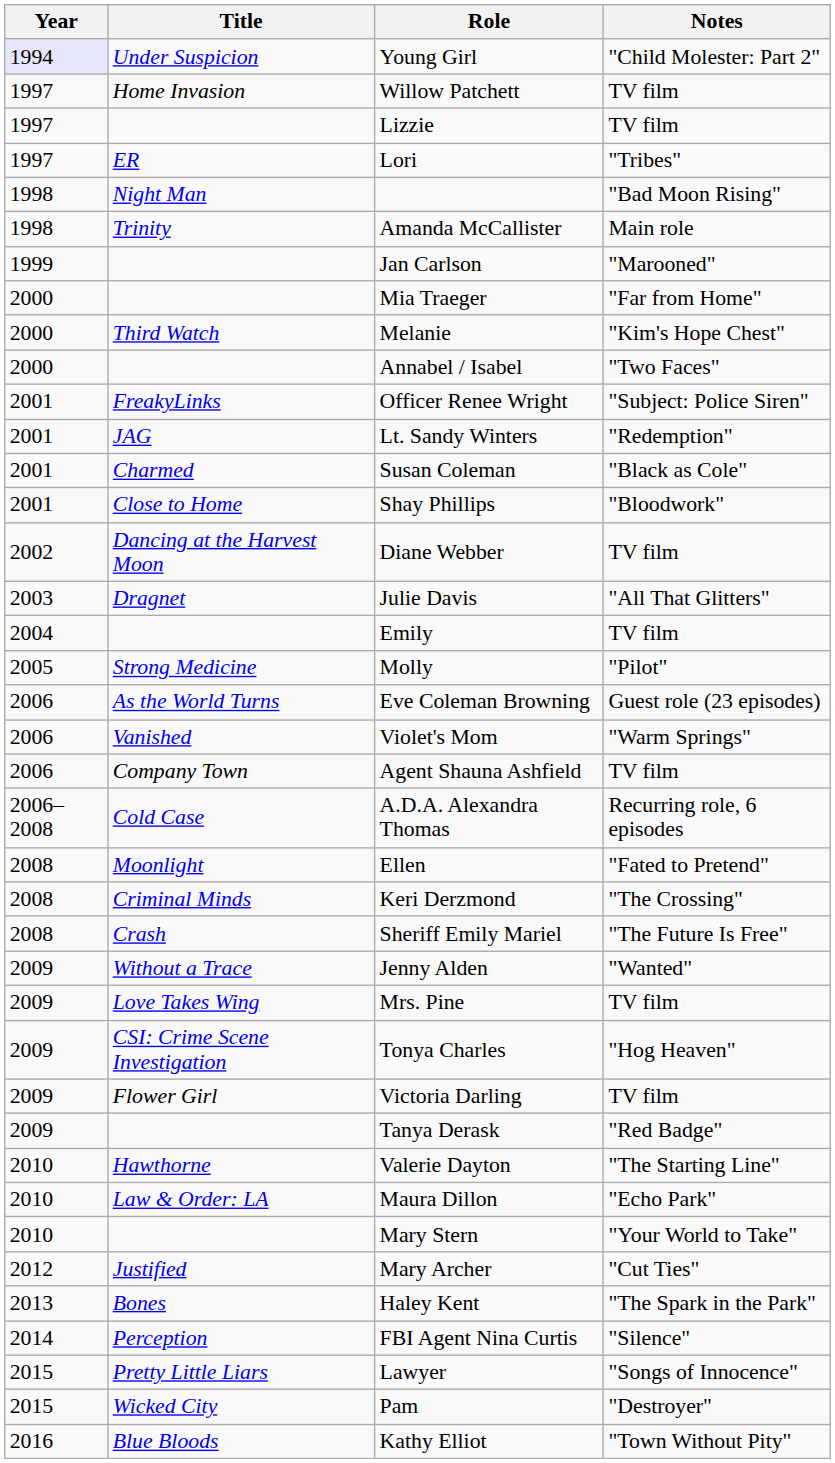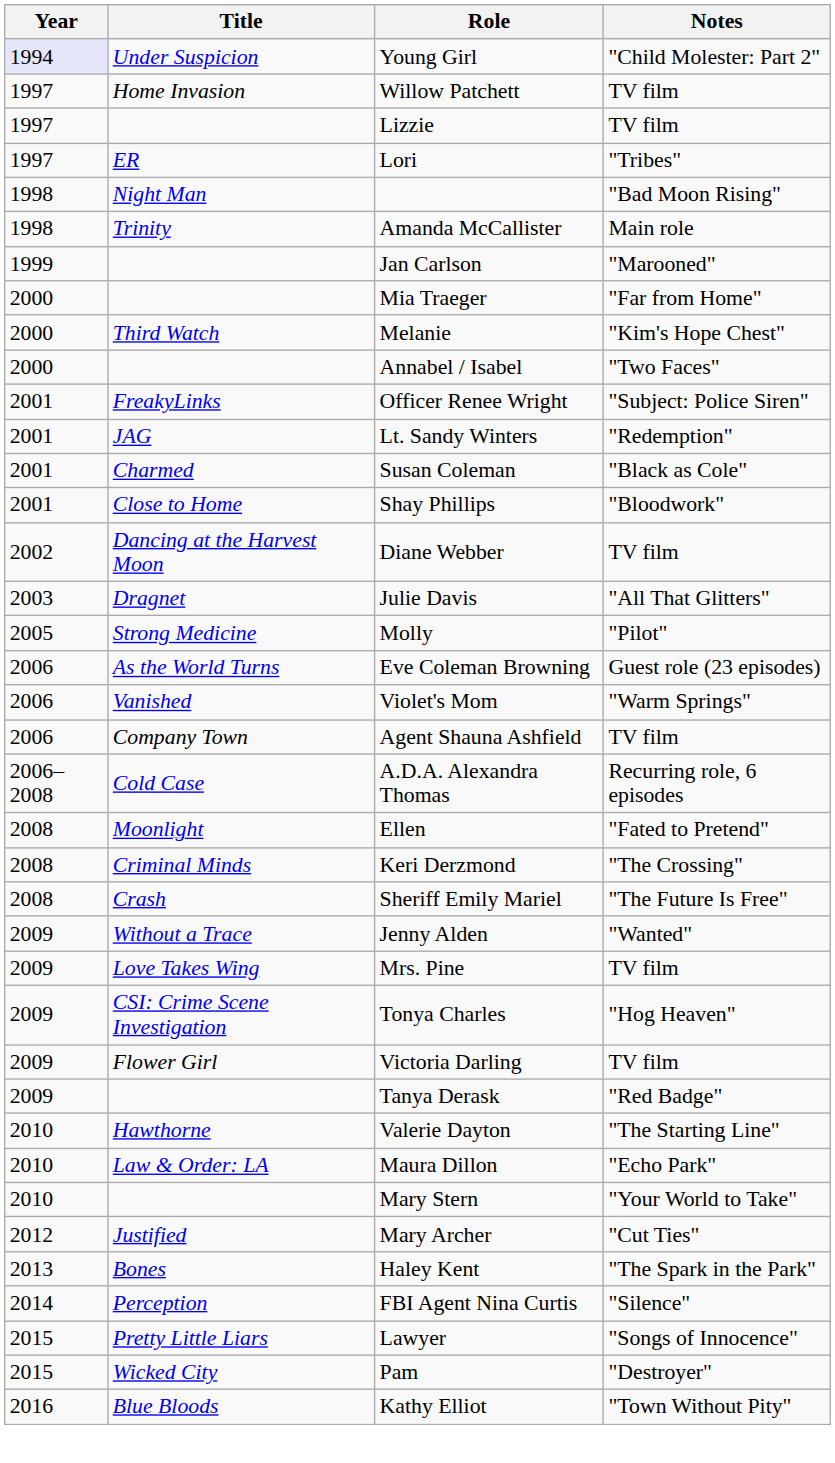- row: (406, 632)
